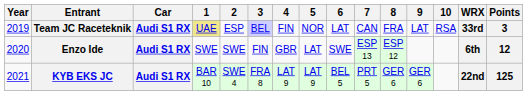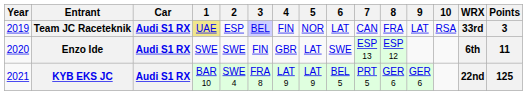(505, 50) 12 -> (505, 50) 11
